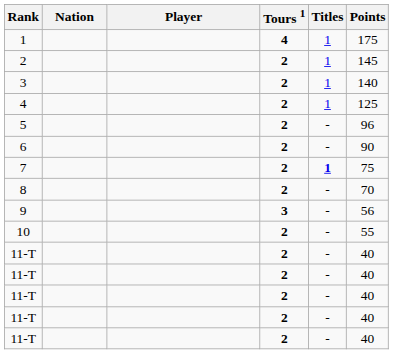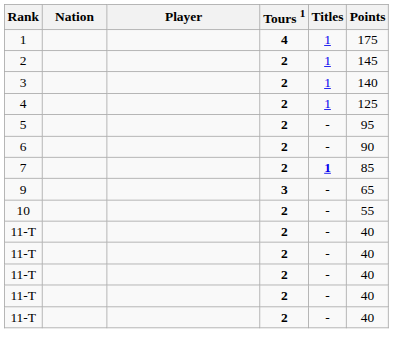(368, 125) 96 -> (368, 125) 95
(368, 167) 75 -> (368, 167) 85
- row: (23, 189)
(368, 210) 56 -> (368, 189) 65
